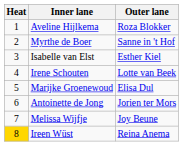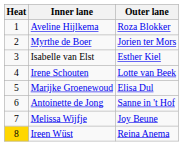(146, 42) Sanne in 't Hof -> (147, 42) Jorien ter Mors
(147, 103) Jorien ter Mors -> (146, 103) Sanne in 't Hof
